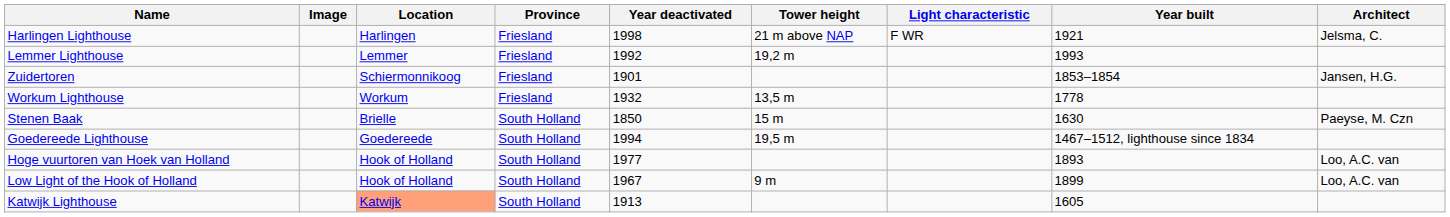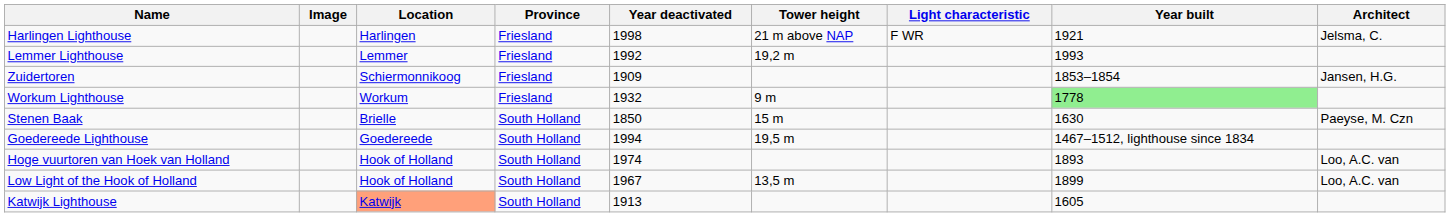(627, 77) 1901 -> (627, 77) 1909
(774, 98) 13,5 m -> (765, 98) 9 m
(1069, 98) no background -> (1069, 98) lightgreen background
(627, 160) 1977 -> (627, 160) 1974
(765, 181) 9 m -> (774, 181) 13,5 m
